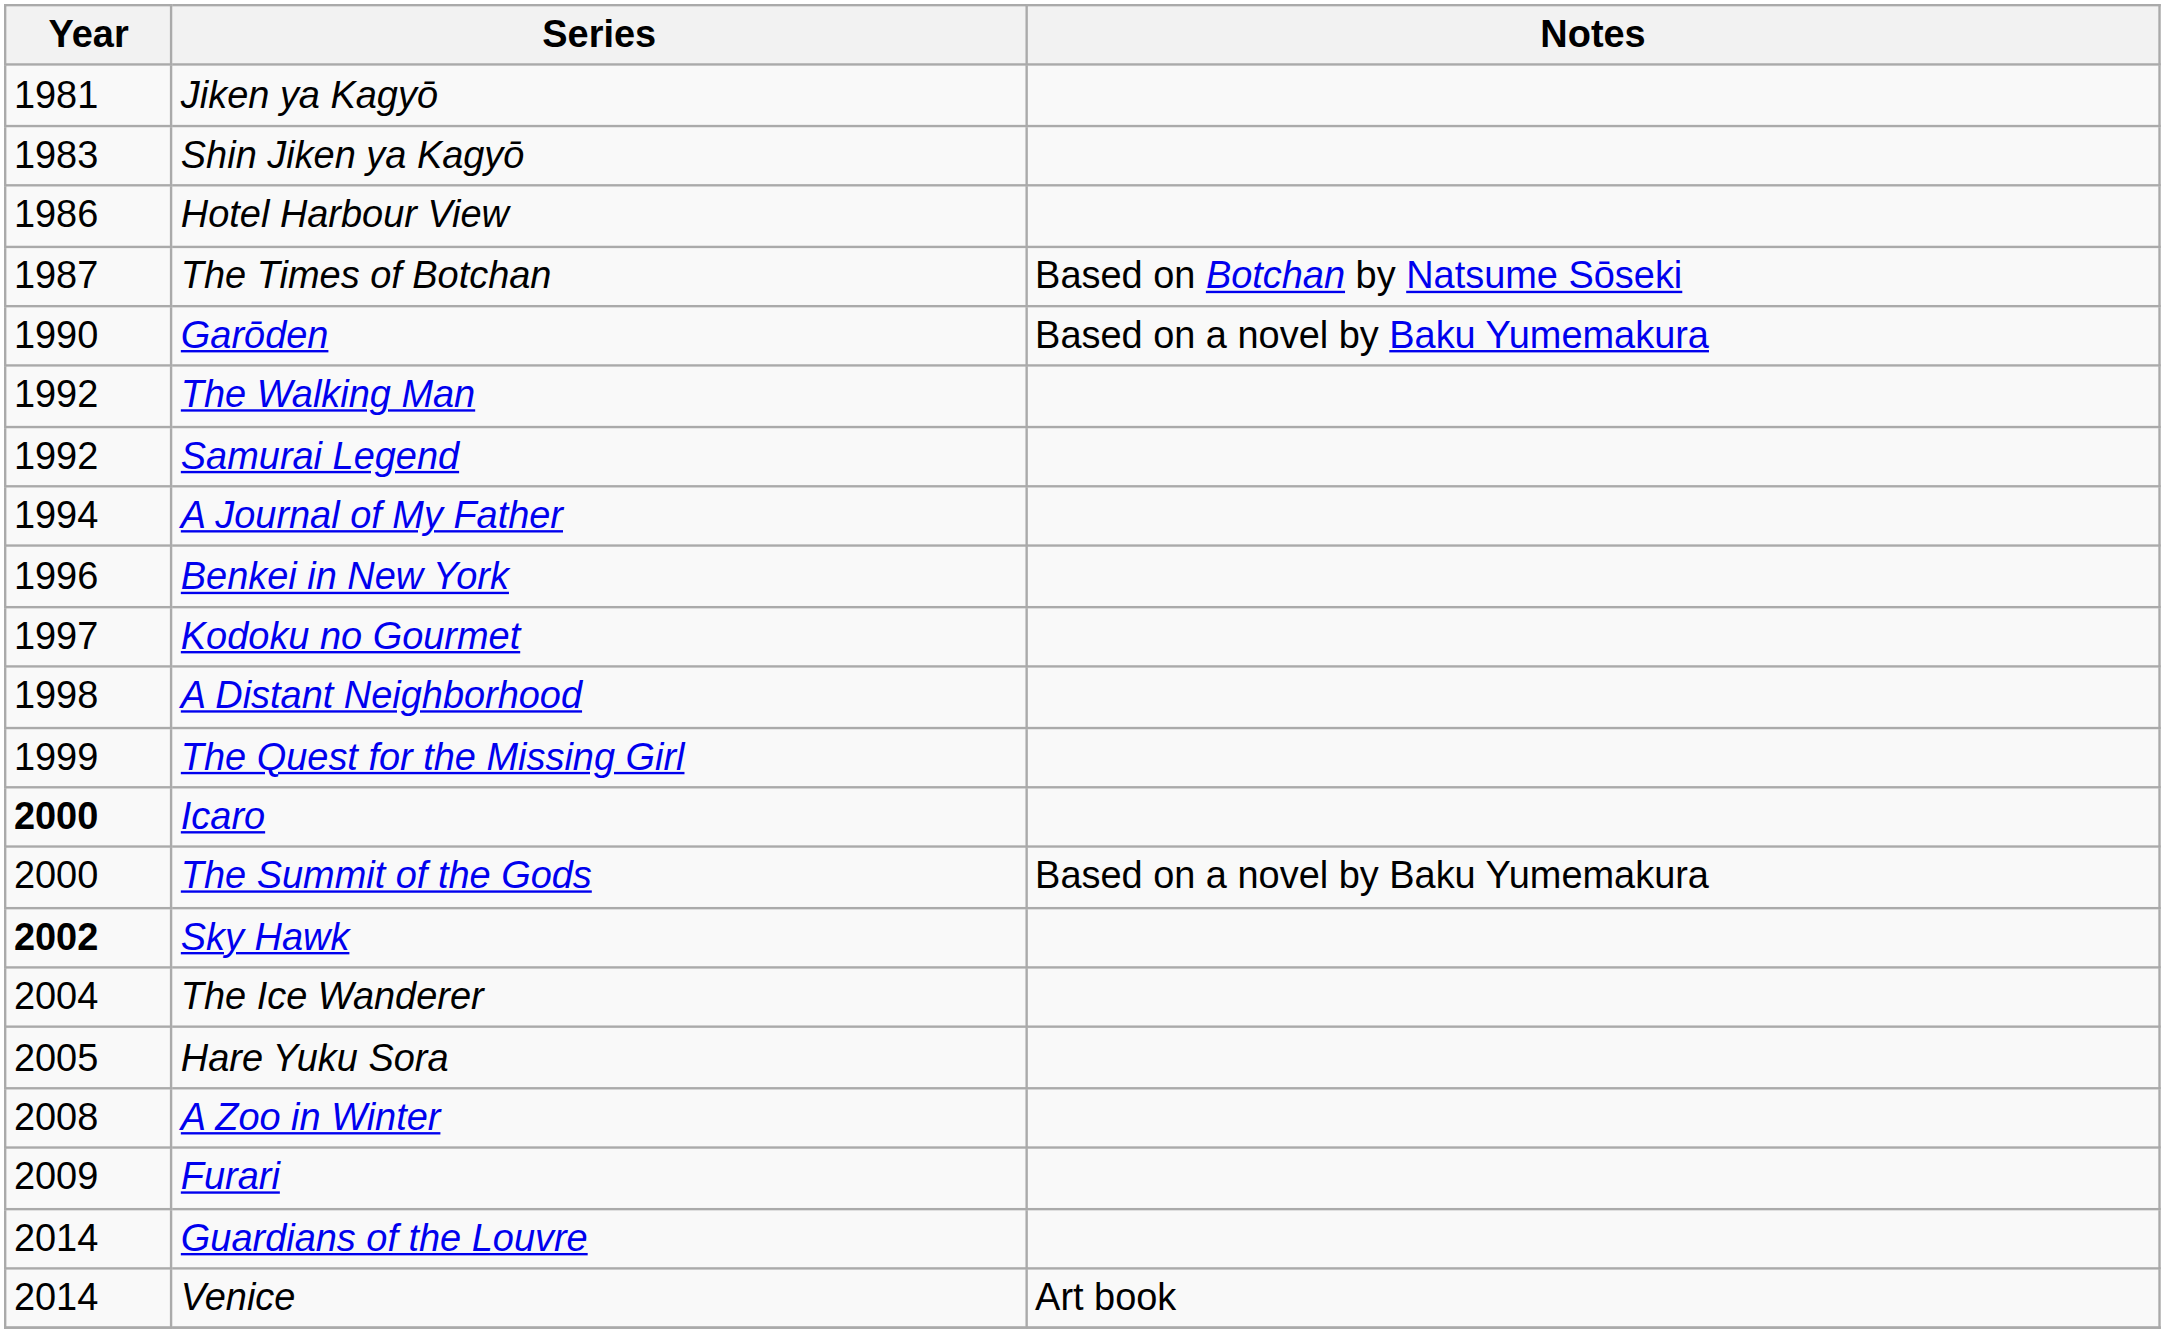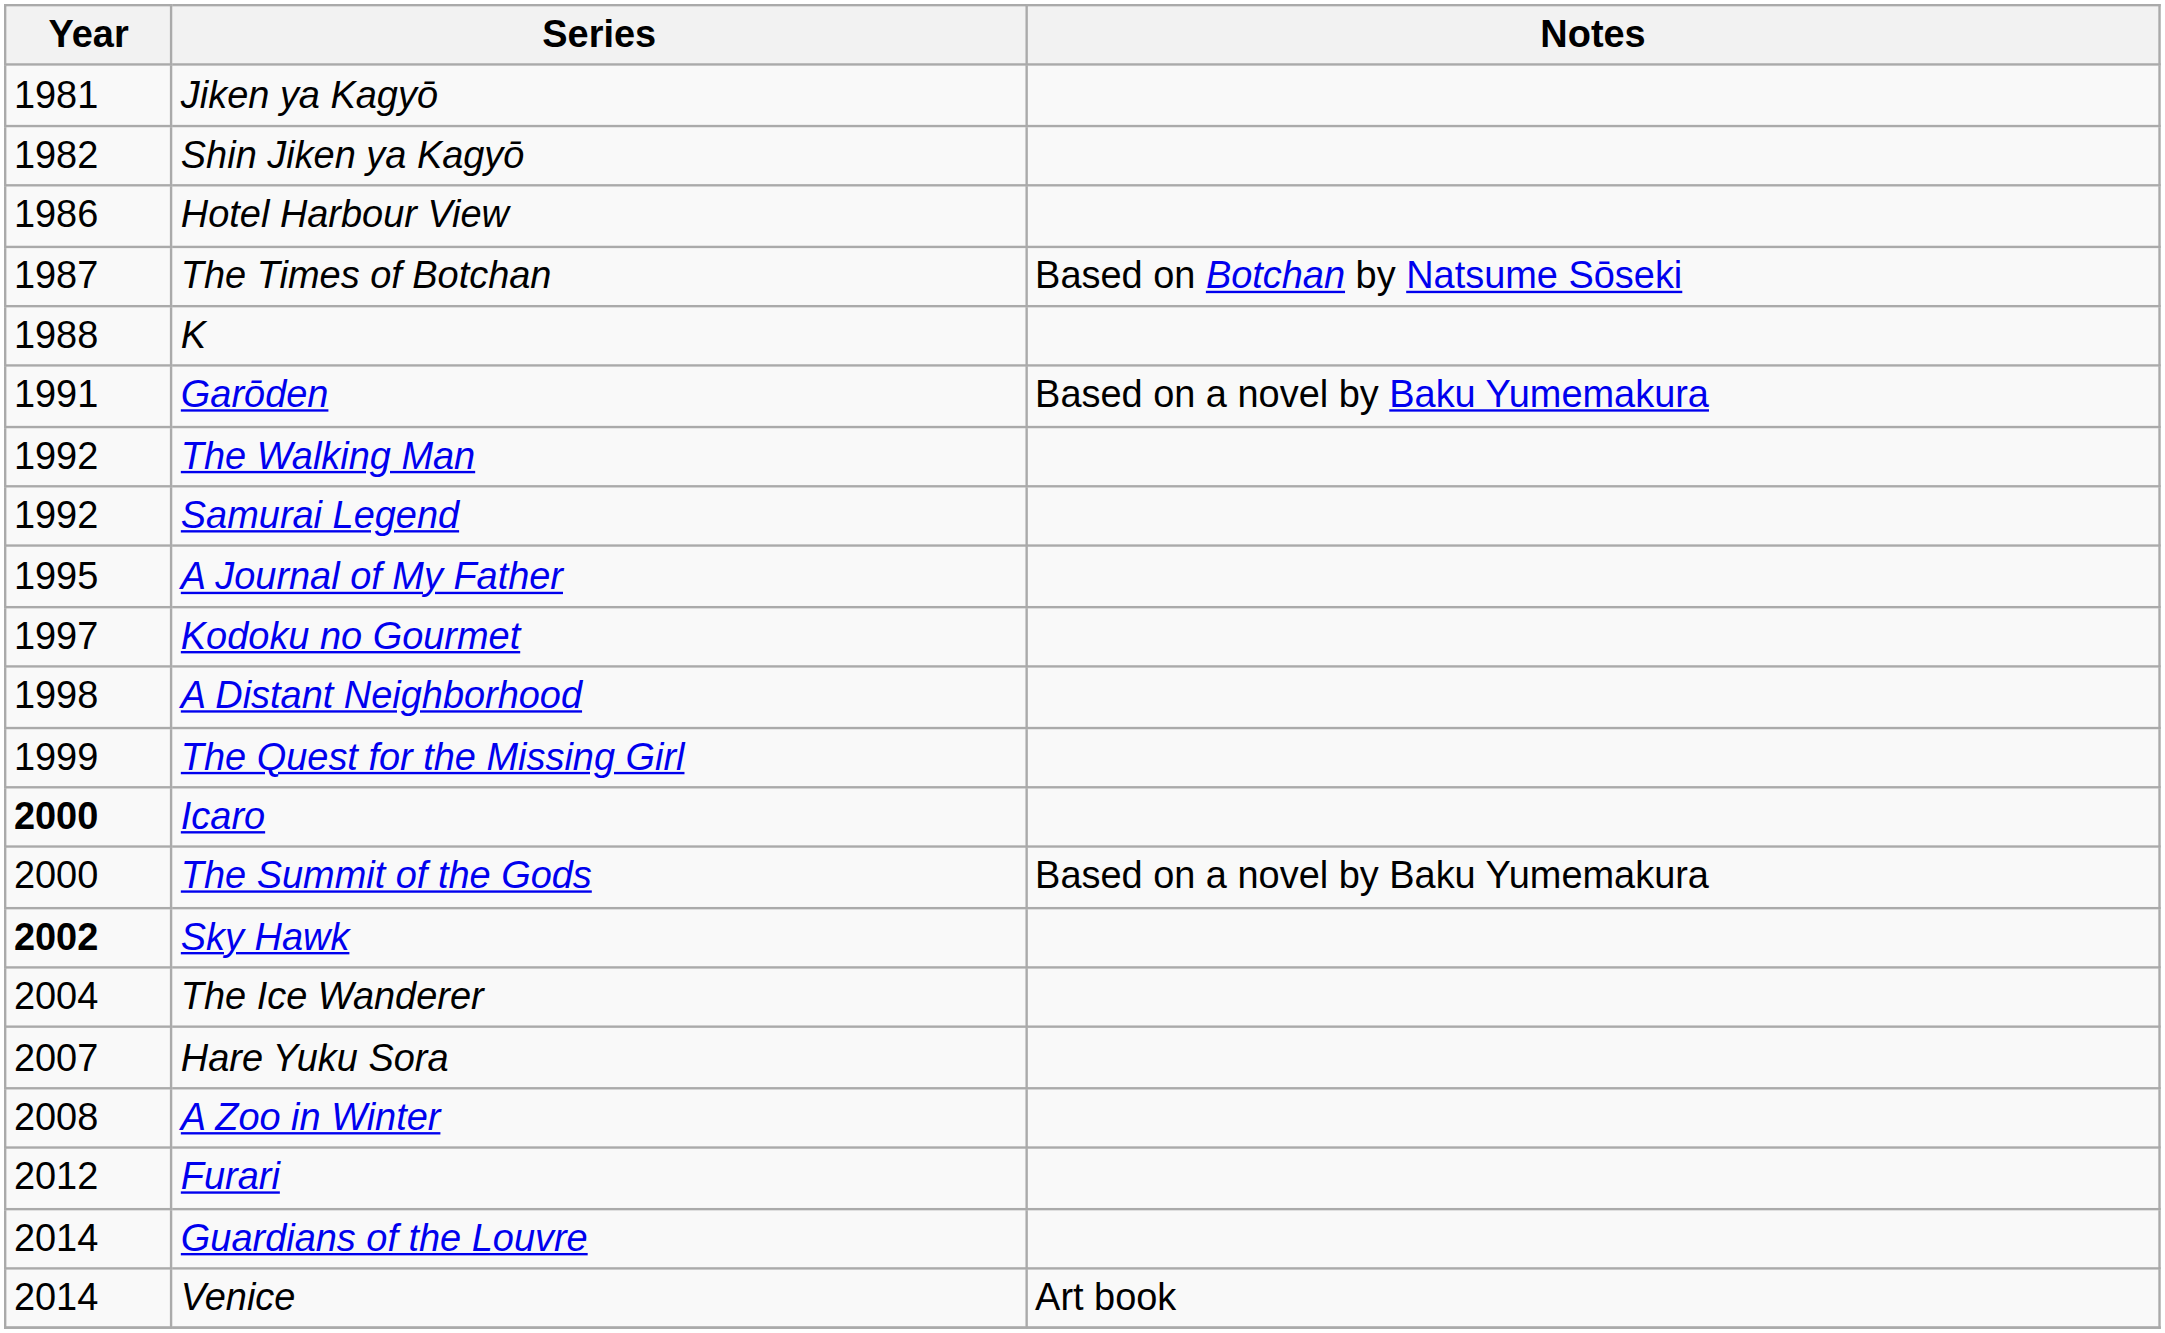(56, 154) 1983 -> (56, 154) 1982
+ row: (193, 335)
(56, 335) 1990 -> (56, 395) 1991
(56, 515) 1994 -> (56, 575) 1995
- row: (345, 575)
(56, 1056) 2005 -> (56, 1056) 2007
(56, 1177) 2009 -> (56, 1177) 2012
